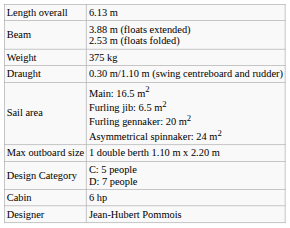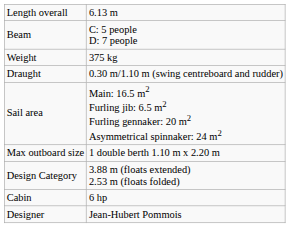(140, 35) 3.88 m (floats extended) 2.53 m (floats folded) -> (113, 35) C: 5 people D: 7 people
(113, 175) C: 5 people D: 7 people -> (140, 175) 3.88 m (floats extended) 2.53 m (floats folded)
